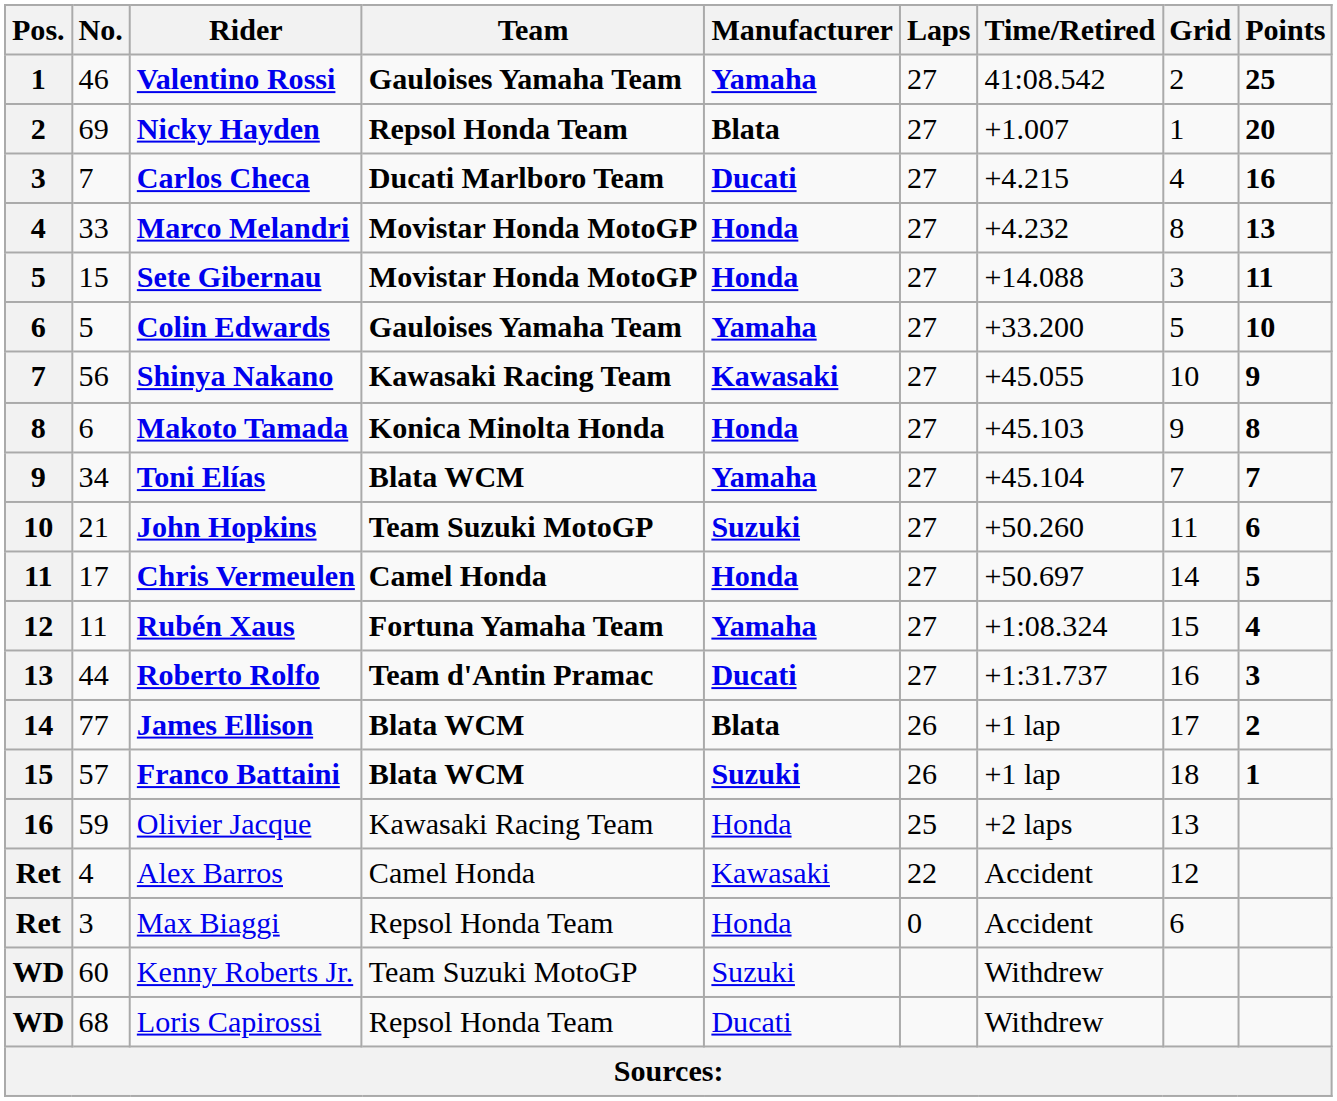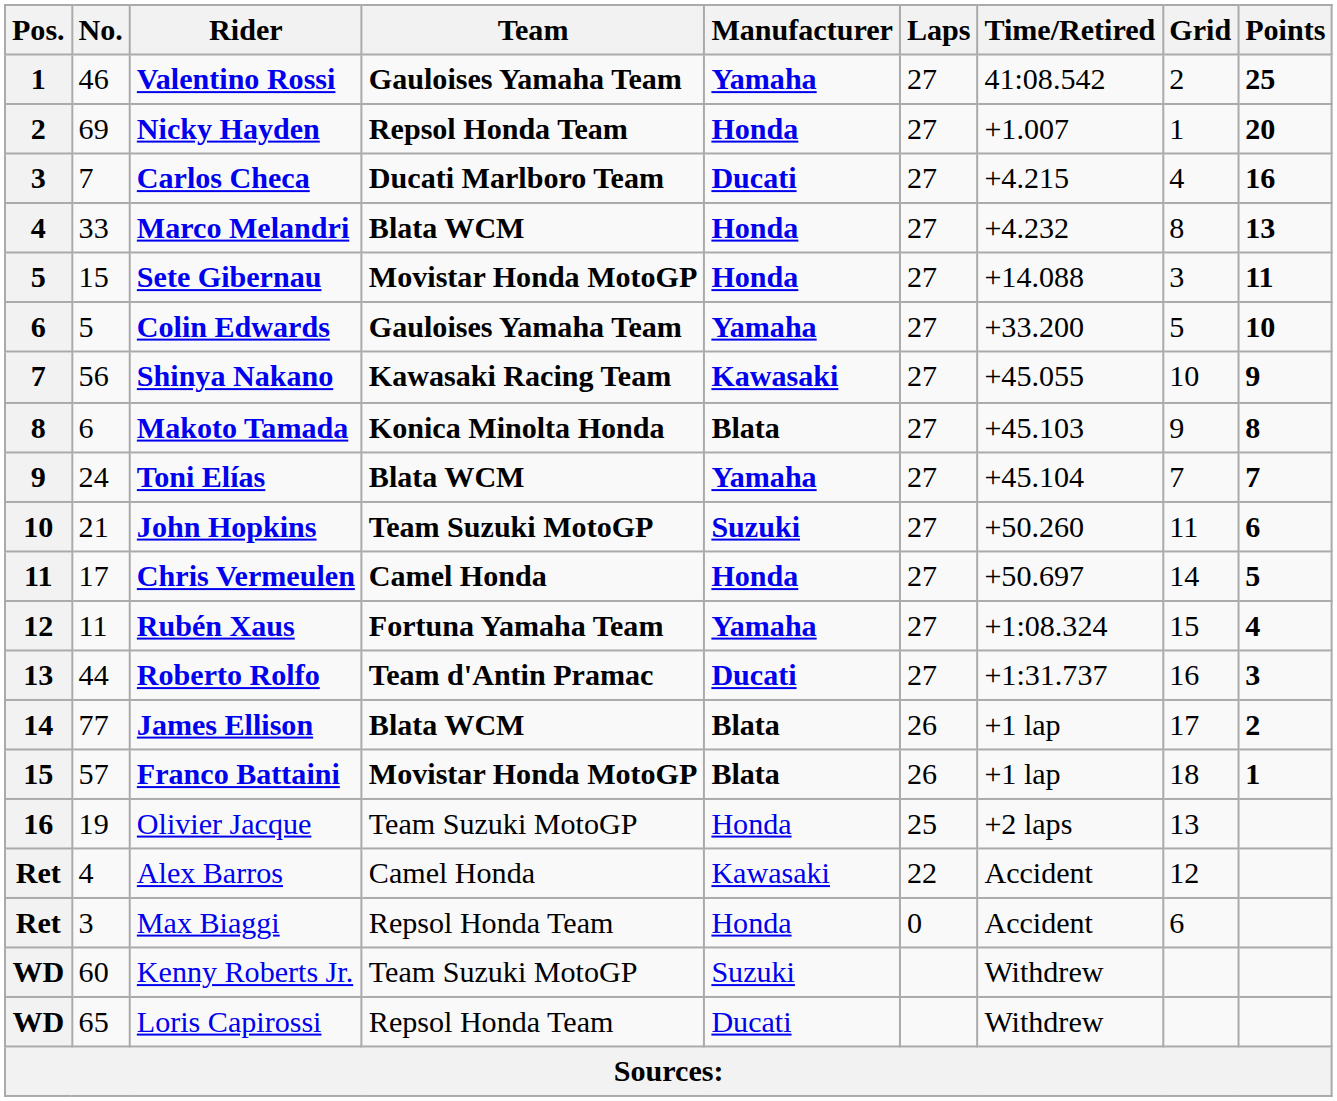(746, 128) Blata -> (755, 128) Honda
(533, 227) Movistar Honda MotoGP -> (447, 227) Blata WCM
(755, 426) Honda -> (746, 426) Blata
(94, 476) 34 -> (94, 476) 24
(447, 773) Blata WCM -> (533, 773) Movistar Honda MotoGP
(756, 773) Suzuki -> (746, 773) Blata
(94, 823) 59 -> (94, 823) 19
(511, 823) Kawasaki Racing Team -> (503, 823) Team Suzuki MotoGP
(94, 1021) 68 -> (94, 1021) 65
